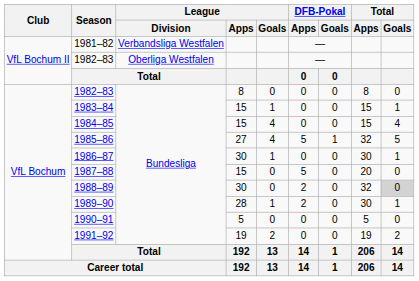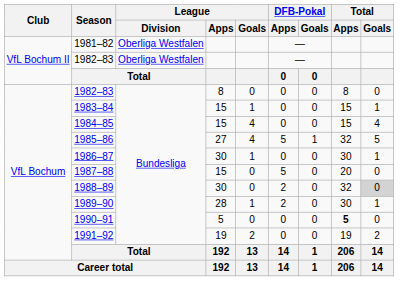(171, 44) Verbandsliga Westfalen -> (161, 44) Oberliga Westfalen
(366, 220) normal -> (346, 220) bold
